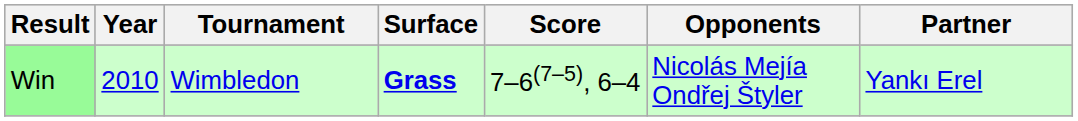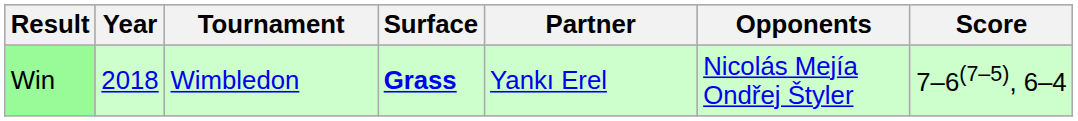columns swapped: (966, 24) <-> (565, 24)
(130, 80) 2010 -> (130, 80) 2018
